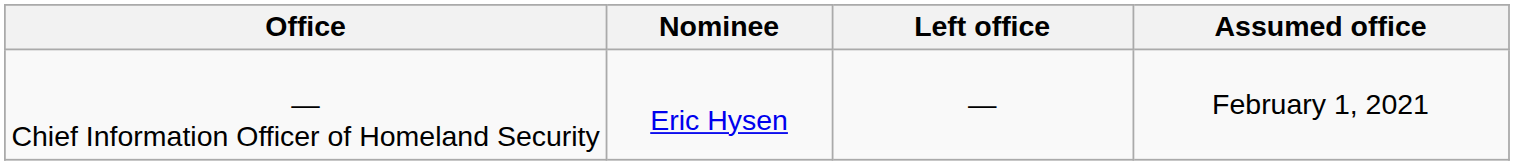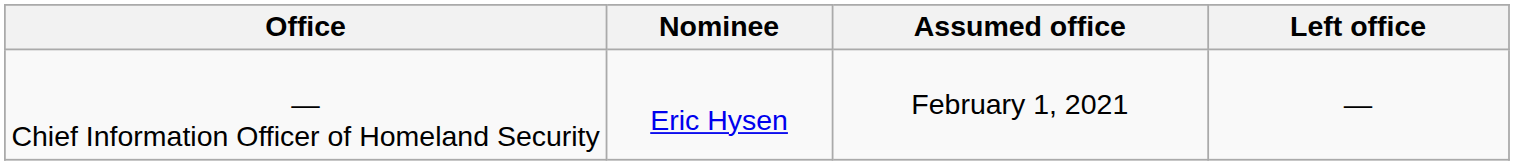columns swapped: (1321, 27) <-> (982, 27)
